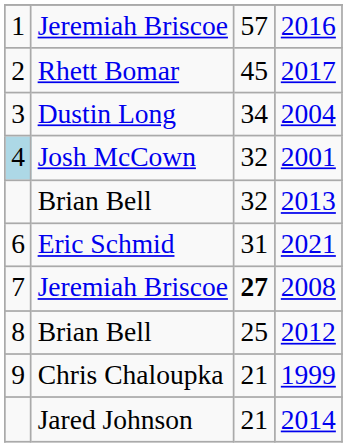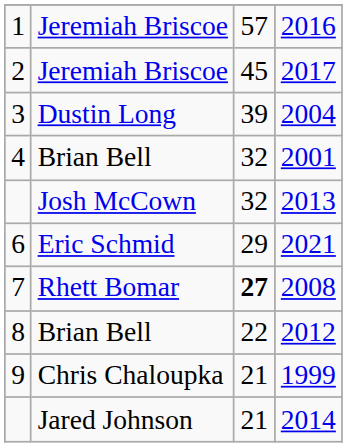(108, 69) Rhett Bomar -> (133, 69) Jeremiah Briscoe
(254, 113) 34 -> (254, 113) 39
(18, 157) lightblue background -> (18, 157) no background
(117, 157) Josh McCown -> (95, 157) Brian Bell
(95, 200) Brian Bell -> (117, 200) Josh McCown
(254, 244) 31 -> (254, 244) 29
(133, 288) Jeremiah Briscoe -> (108, 288) Rhett Bomar
(254, 331) 25 -> (254, 331) 22
